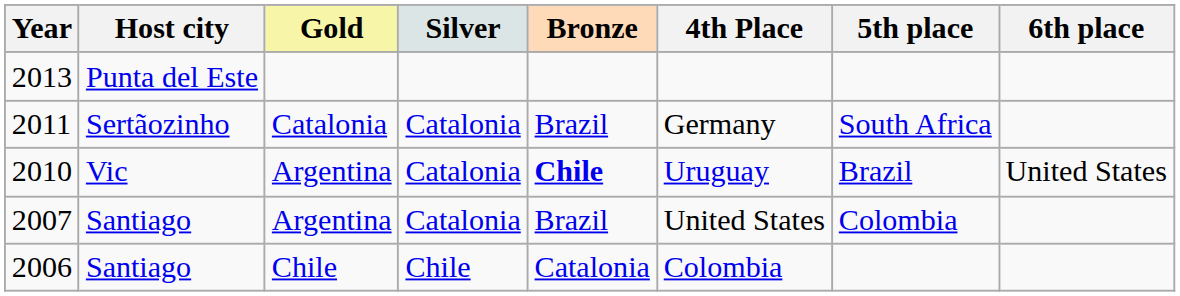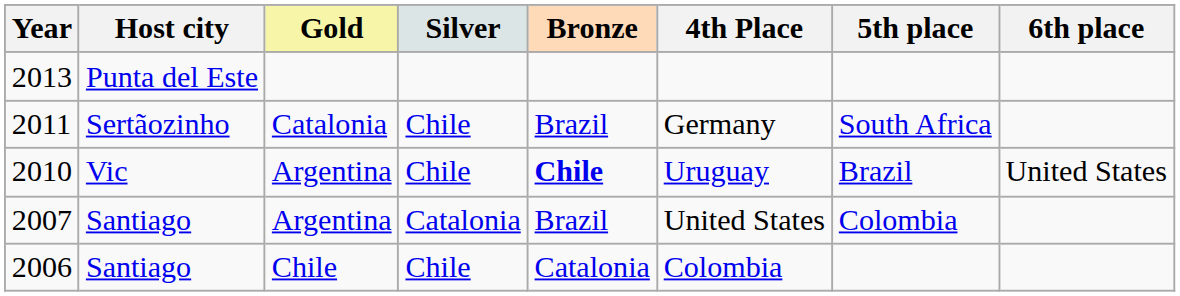(463, 123) Catalonia -> (438, 123) Chile
(463, 171) Catalonia -> (438, 171) Chile
